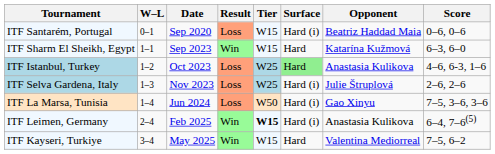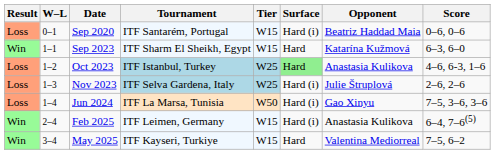columns swapped: (236, 13) <-> (71, 13)
(267, 121) bold -> (267, 121) normal
